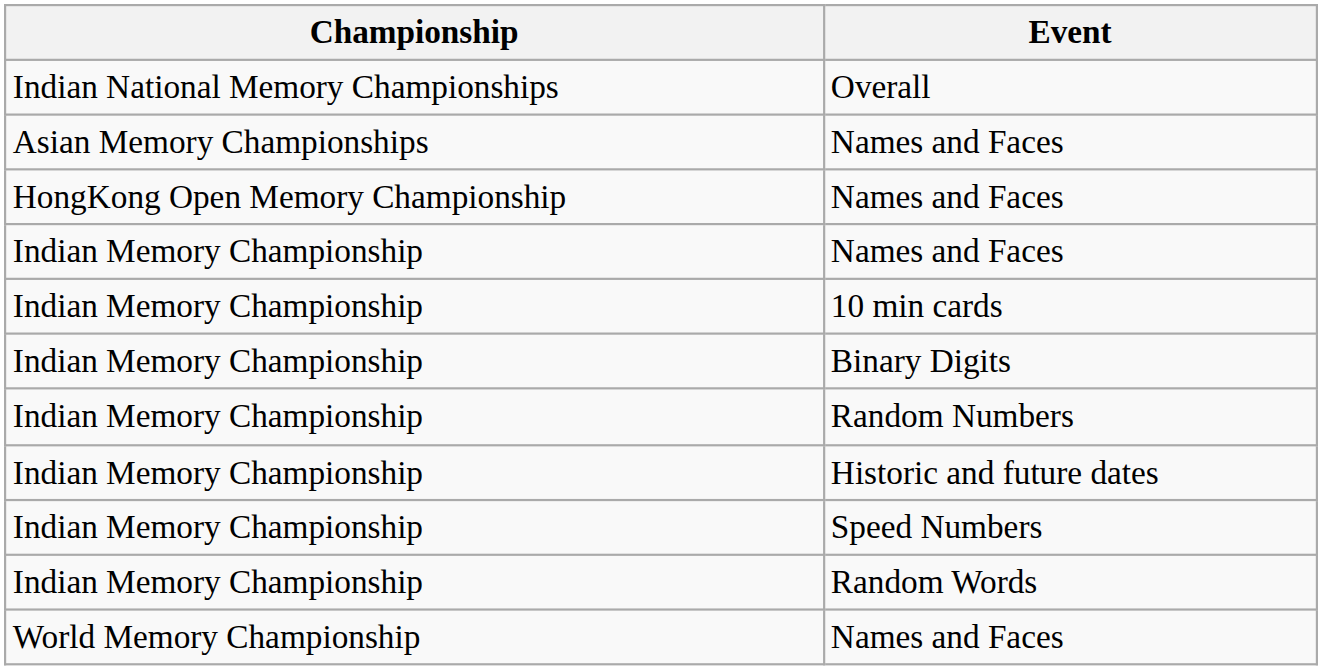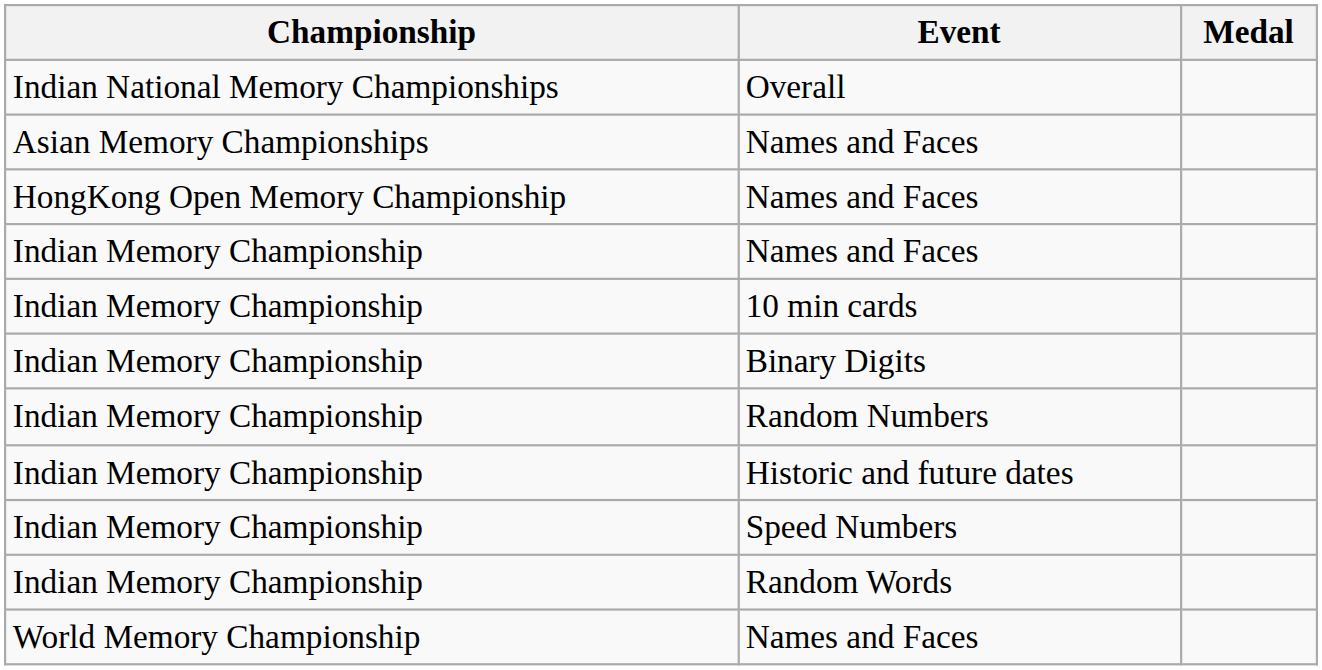+ column: (1249, 32)
